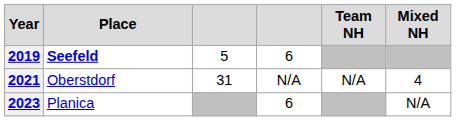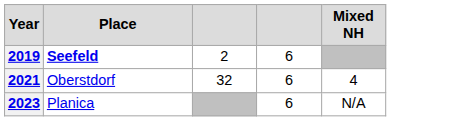- column: (353, 24)
(224, 56) 5 -> (224, 56) 2
(224, 80) 31 -> (224, 80) 32
(289, 80) N/A -> (289, 80) 6
